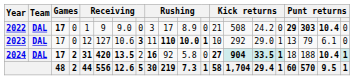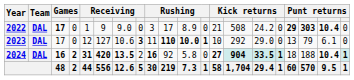(280, 42) 1 -> (280, 42) 0
(60, 55) 17 -> (60, 55) 16
